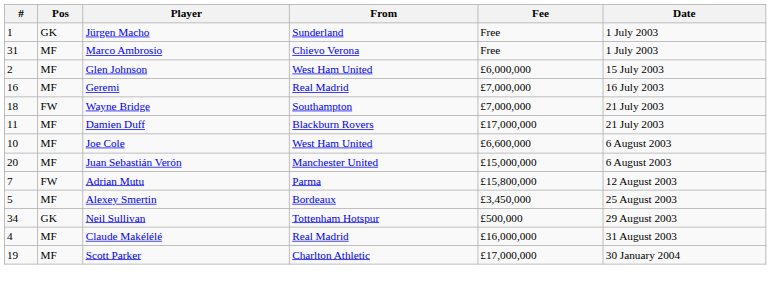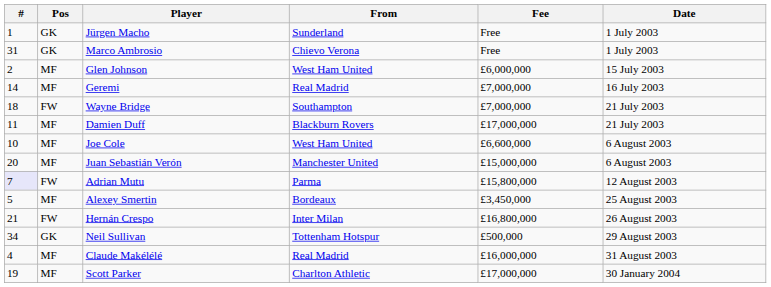(49, 51) MF -> (49, 51) GK
(13, 88) 16 -> (13, 88) 14
(10, 180) no background -> (10, 180) lavender background
+ row: (120, 217)
